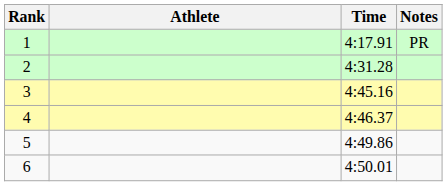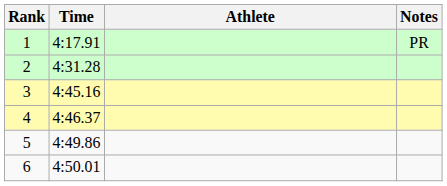columns swapped: (195, 17) <-> (369, 17)
